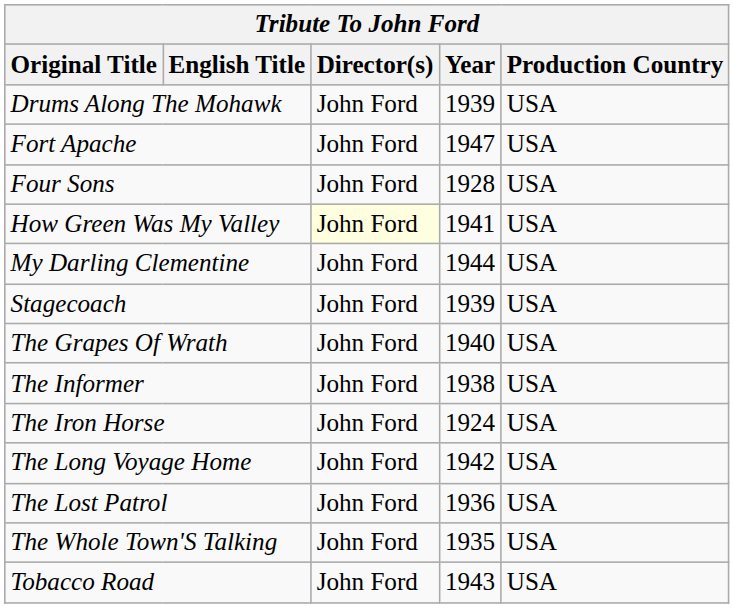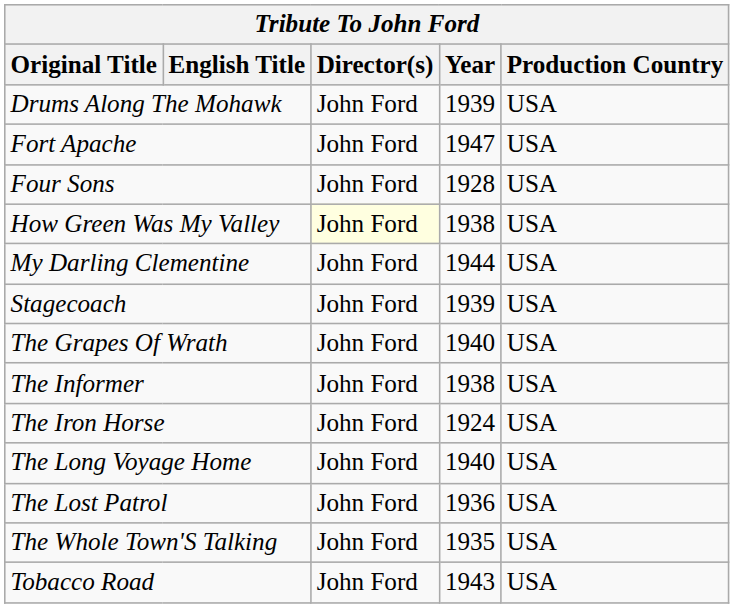(470, 223) 1941 -> (470, 223) 1938
(470, 462) 1942 -> (470, 462) 1940
